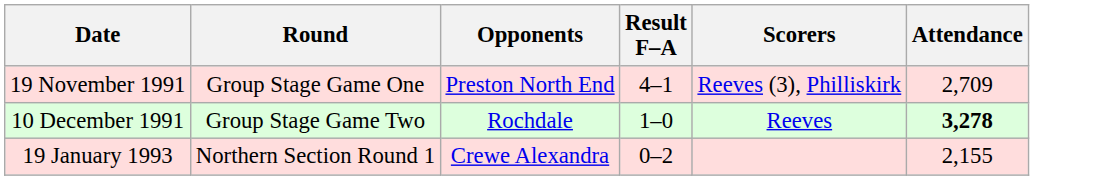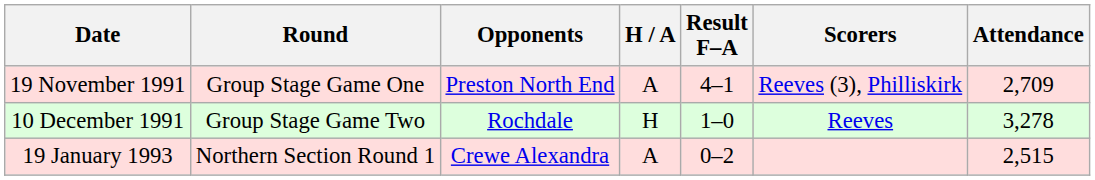+ column: (650, 35)
(967, 120) bold -> (1028, 120) normal
(967, 156) 2,155 -> (1028, 156) 2,515
